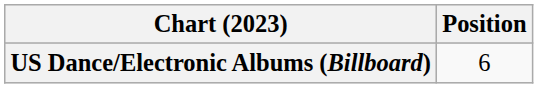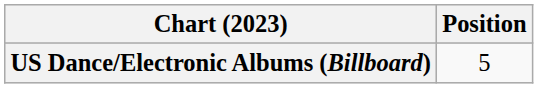(484, 62) 6 -> (484, 62) 5
